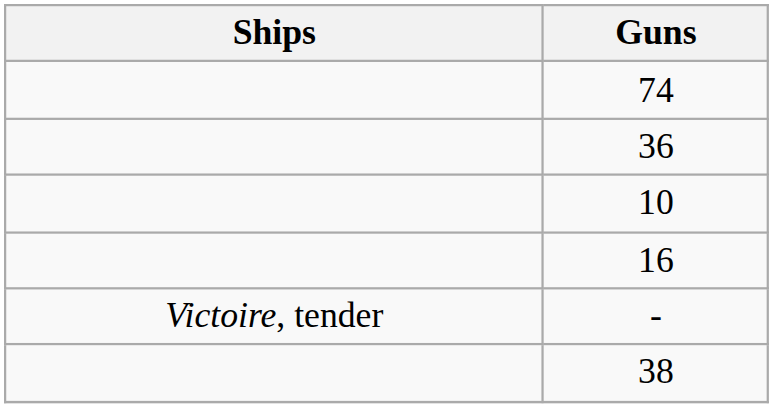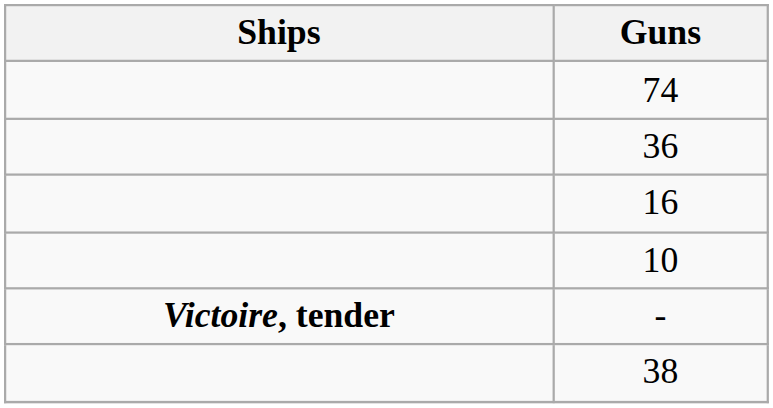rows swapped: (656, 259) <-> (656, 202)
(274, 315) normal -> (279, 315) bold
